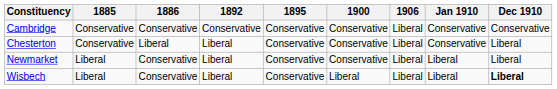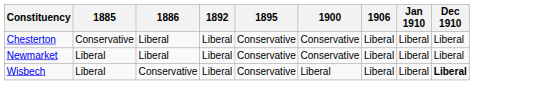- row: (31, 28)
(457, 44) Conservative -> (414, 39) Liberal
(168, 60) Conservative -> (154, 55) Liberal
